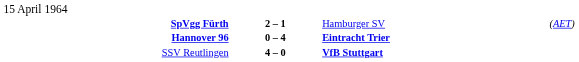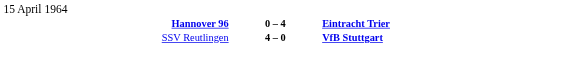- row: (200, 23)
